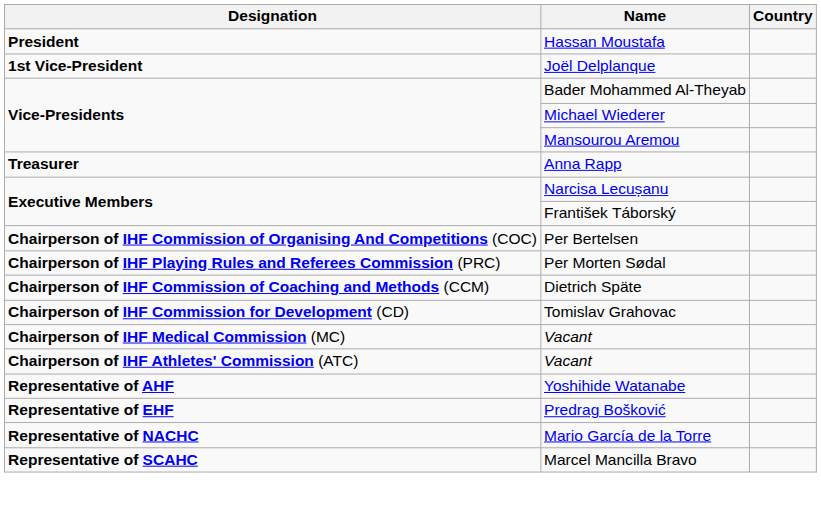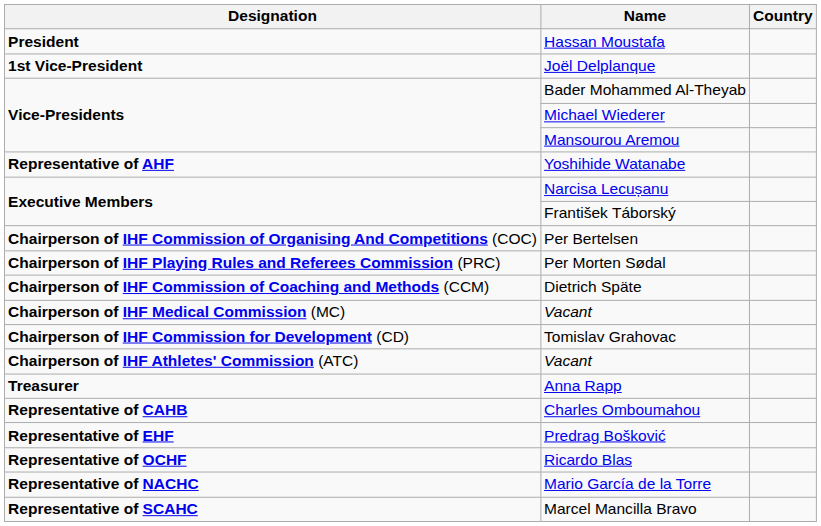rows swapped: (43, 164) <-> (91, 386)
rows swapped: (177, 336) <-> (209, 312)
+ row: (98, 410)
+ row: (97, 459)
